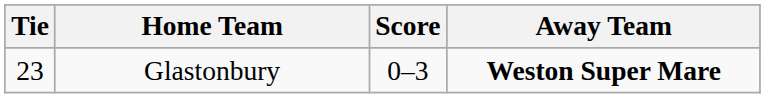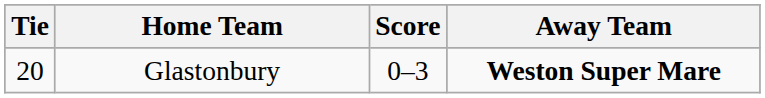(30, 69) 23 -> (30, 69) 20
